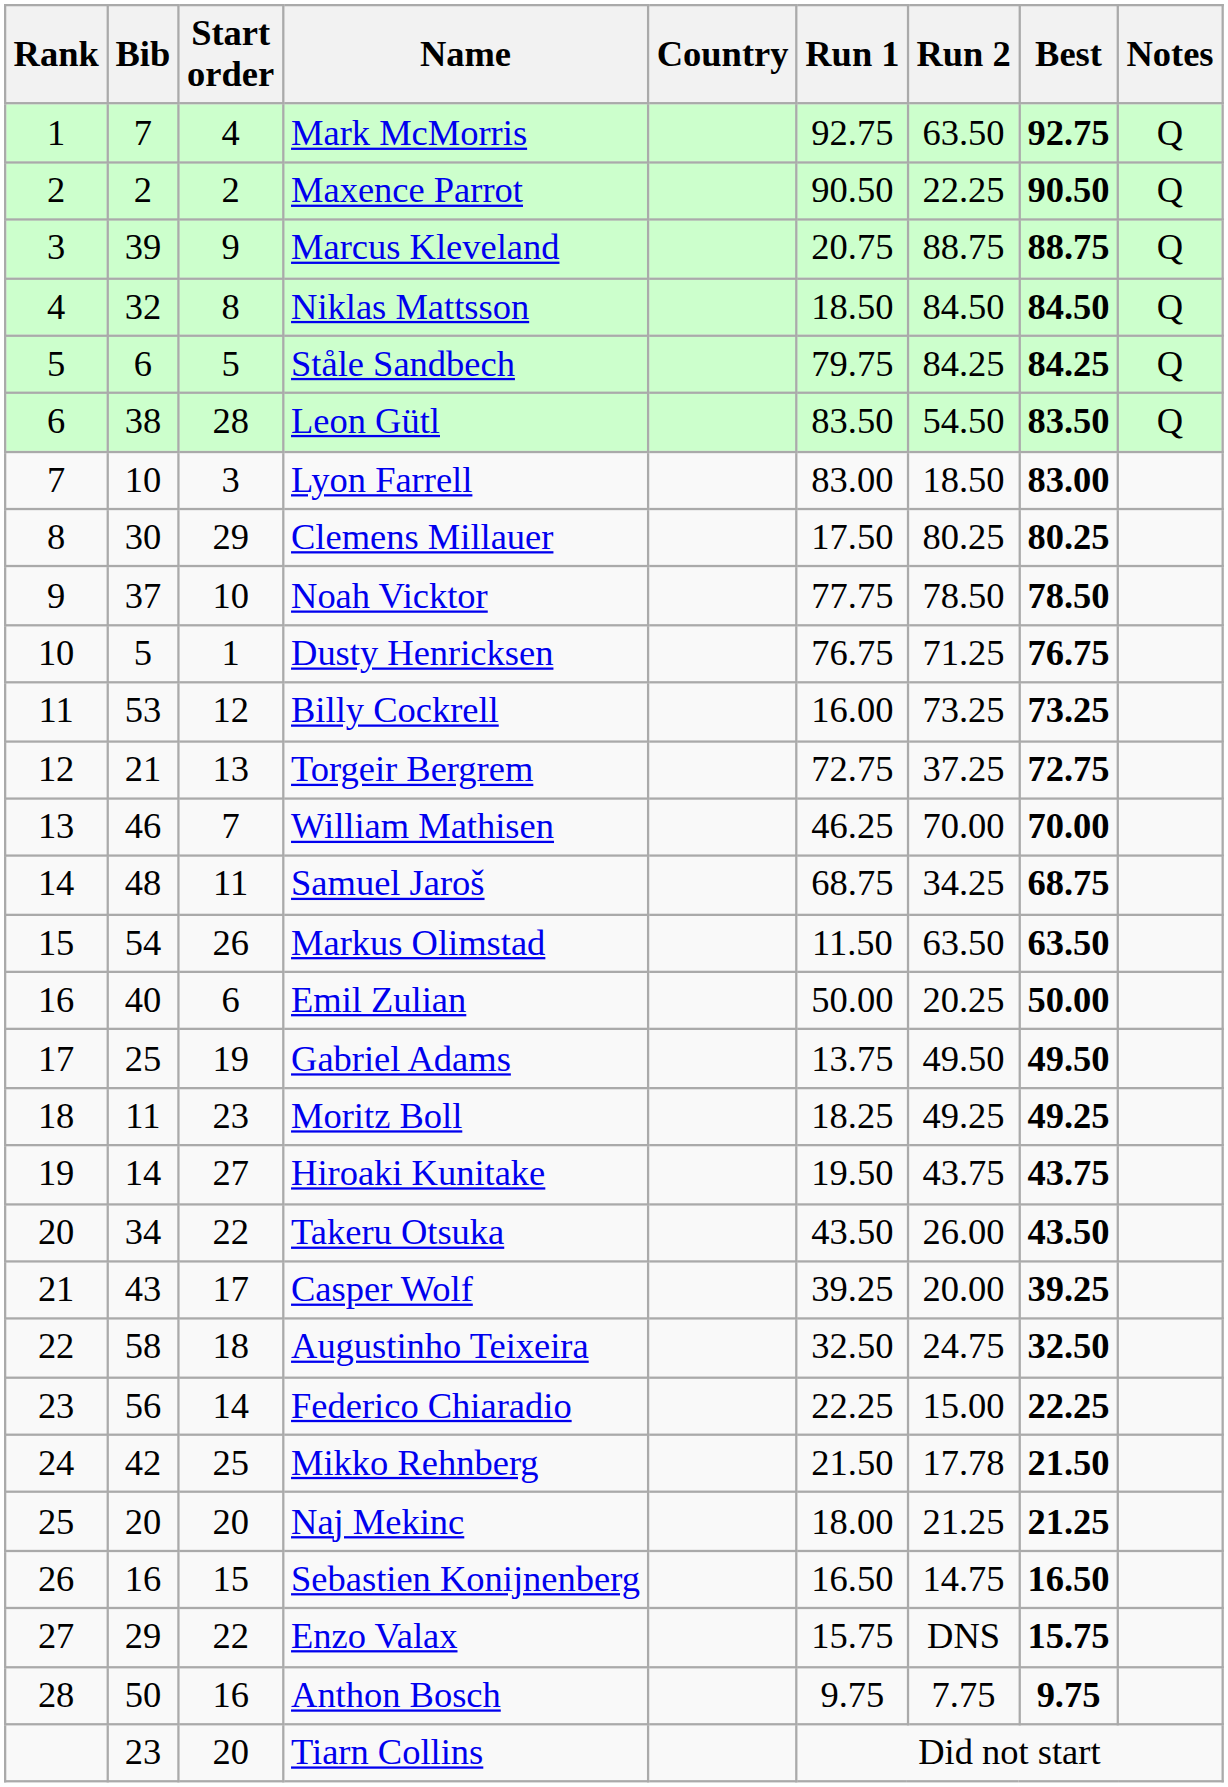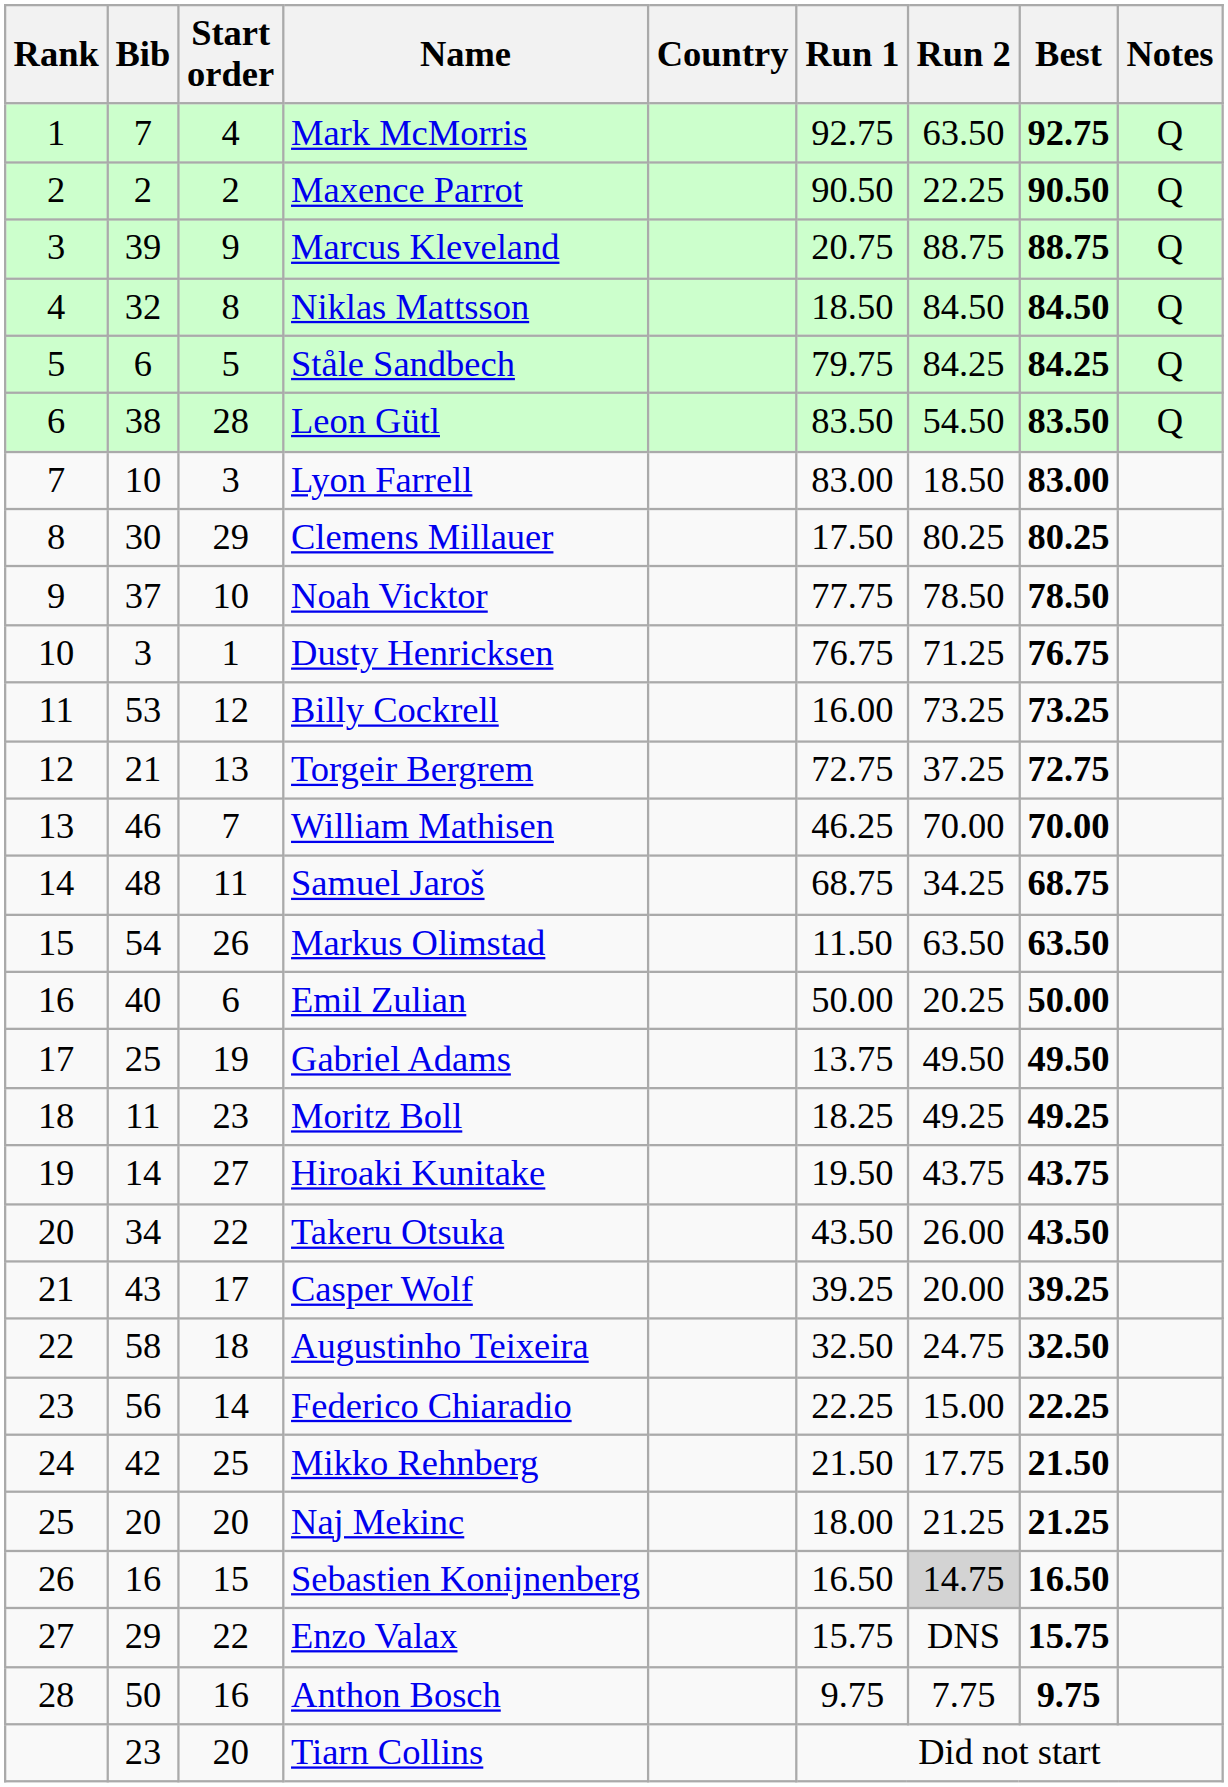(143, 653) 5 -> (143, 653) 3
(964, 1462) 17.78 -> (964, 1462) 17.75
(964, 1578) no background -> (964, 1578) lightgrey background
